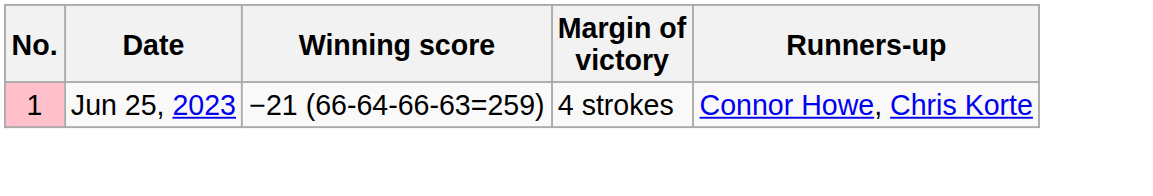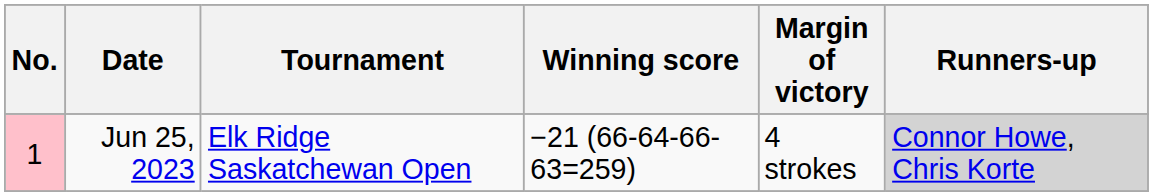+ column: (363, 60)
(866, 105) no background -> (983, 153) lightgrey background
